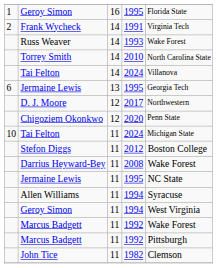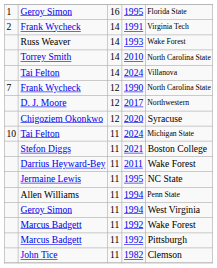- row: (9, 88)
+ row: (9, 88)
(164, 118) Penn State -> (165, 118) Syracuse
(134, 149) 2012 -> (134, 149) 2021
(134, 164) 2008 -> (133, 164) 2011
(165, 194) Syracuse -> (164, 194) Penn State
